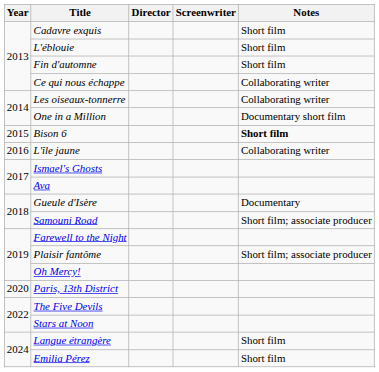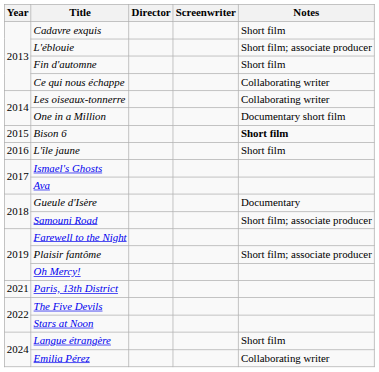(263, 47) Short film -> (306, 47) Short film; associate producer
(285, 151) Collaborating writer -> (263, 151) Short film
(18, 289) 2020 -> (18, 289) 2021
(263, 358) Short film -> (285, 358) Collaborating writer
